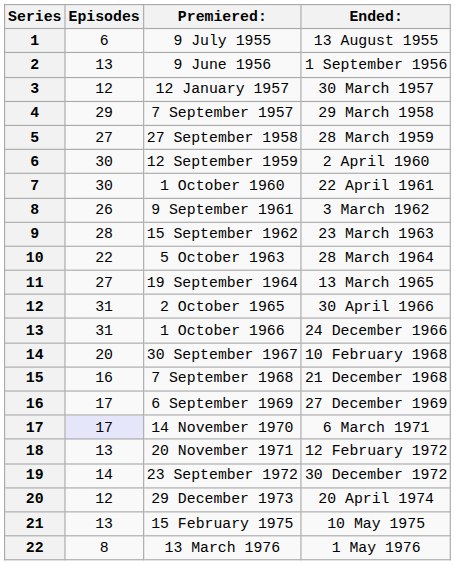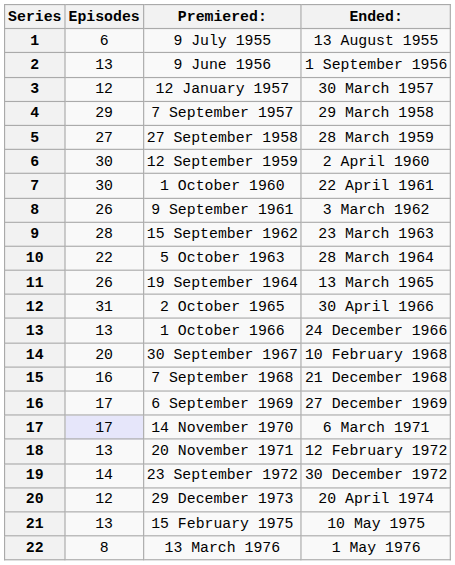(104, 282) 27 -> (104, 282) 26
(104, 331) 31 -> (104, 331) 13
